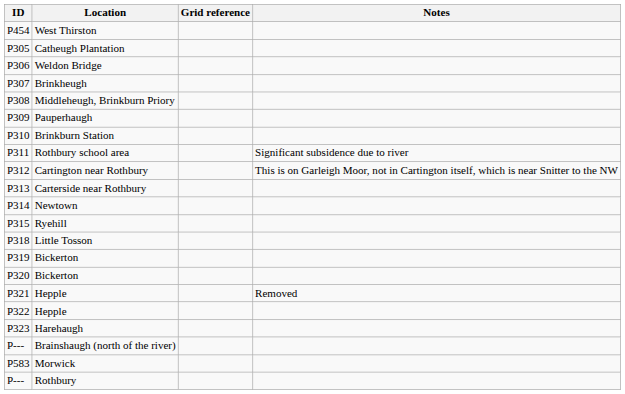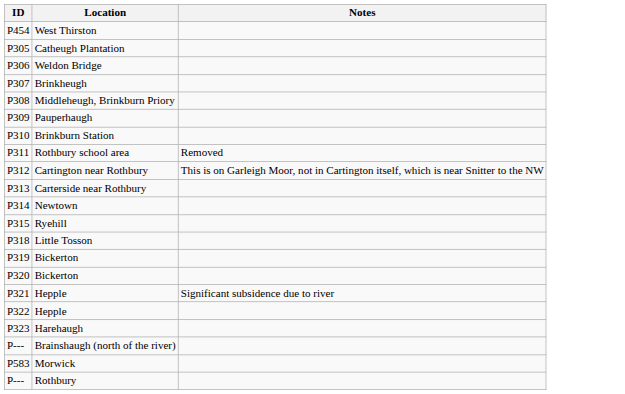- column: (215, 13)
(332, 153) Significant subsidence due to river -> (202, 153) Removed
(276, 293) Removed -> (257, 293) Significant subsidence due to river
